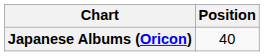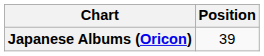(227, 39) 40 -> (227, 39) 39
